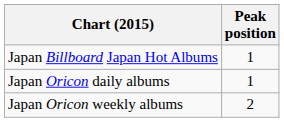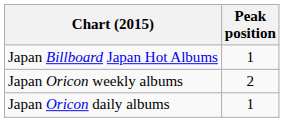rows swapped: (89, 81) <-> (95, 104)
